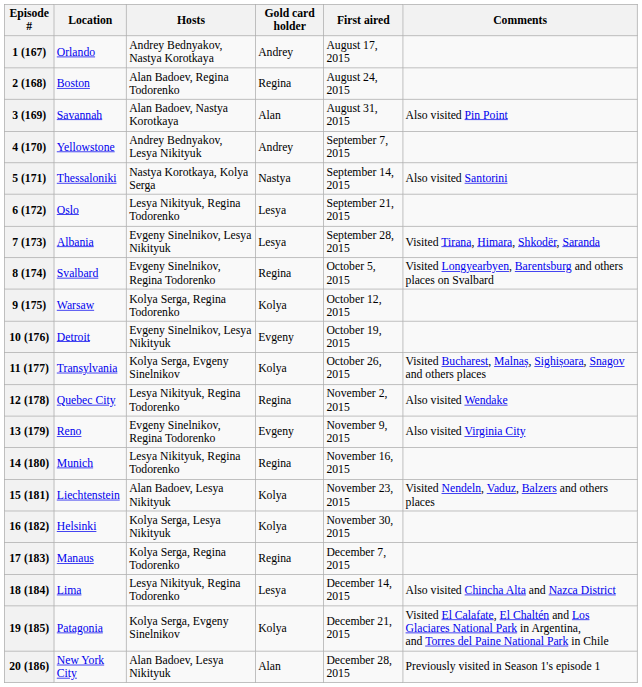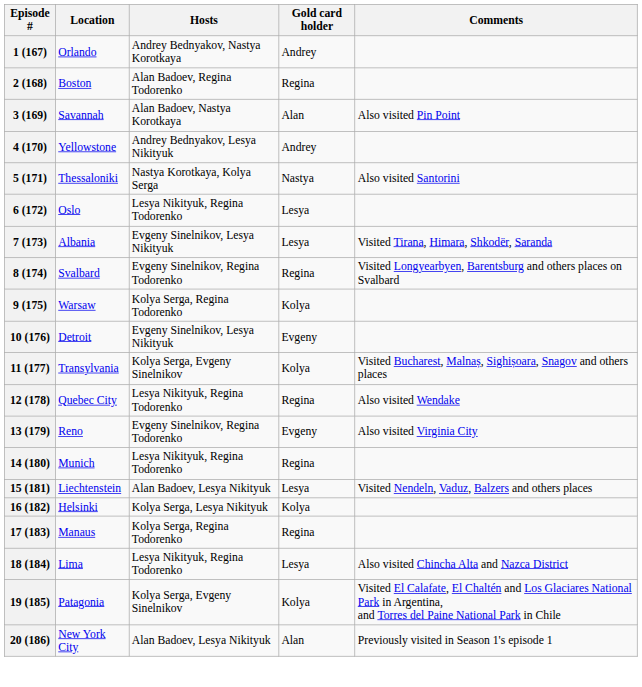- column: (363, 20)
(272, 495) Kolya -> (295, 488) Lesya
